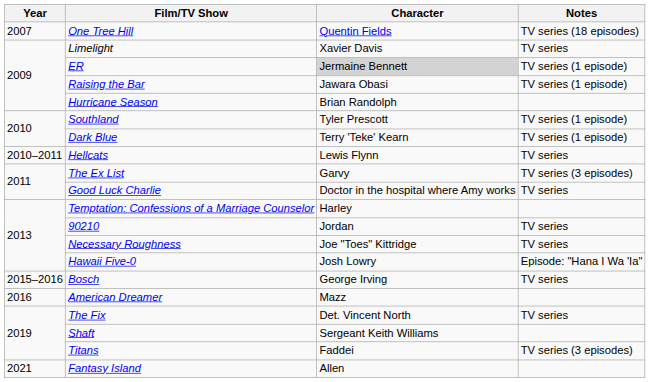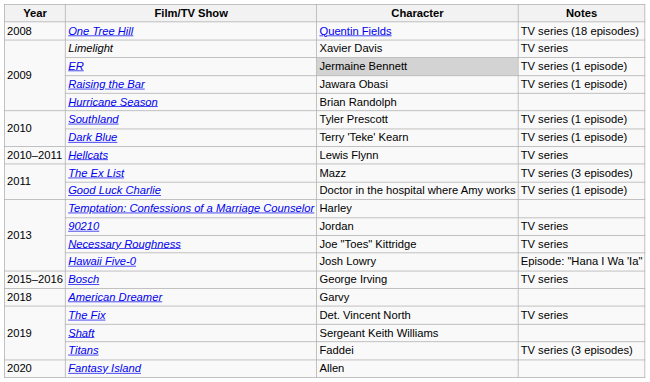(19, 31) 2007 -> (19, 31) 2008
(334, 173) Garvy -> (333, 173) Mazz
(544, 191) TV series -> (574, 191) TV series (1 episode)
(19, 297) 2016 -> (19, 297) 2018
(333, 297) Mazz -> (334, 297) Garvy
(19, 368) 2021 -> (19, 368) 2020
